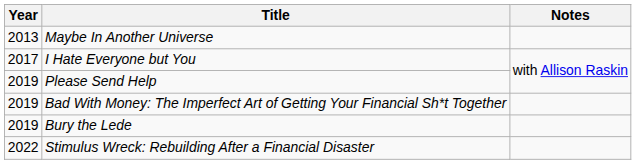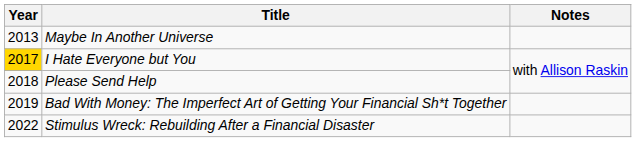(23, 59) no background -> (23, 59) gold background
(23, 81) 2019 -> (23, 81) 2018
- row: (88, 125)
